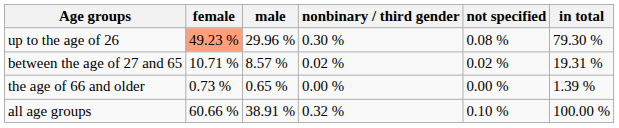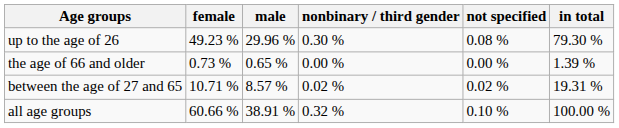(214, 39) lightsalmon background -> (214, 39) no background
rows swapped: (95, 63) <-> (76, 87)
